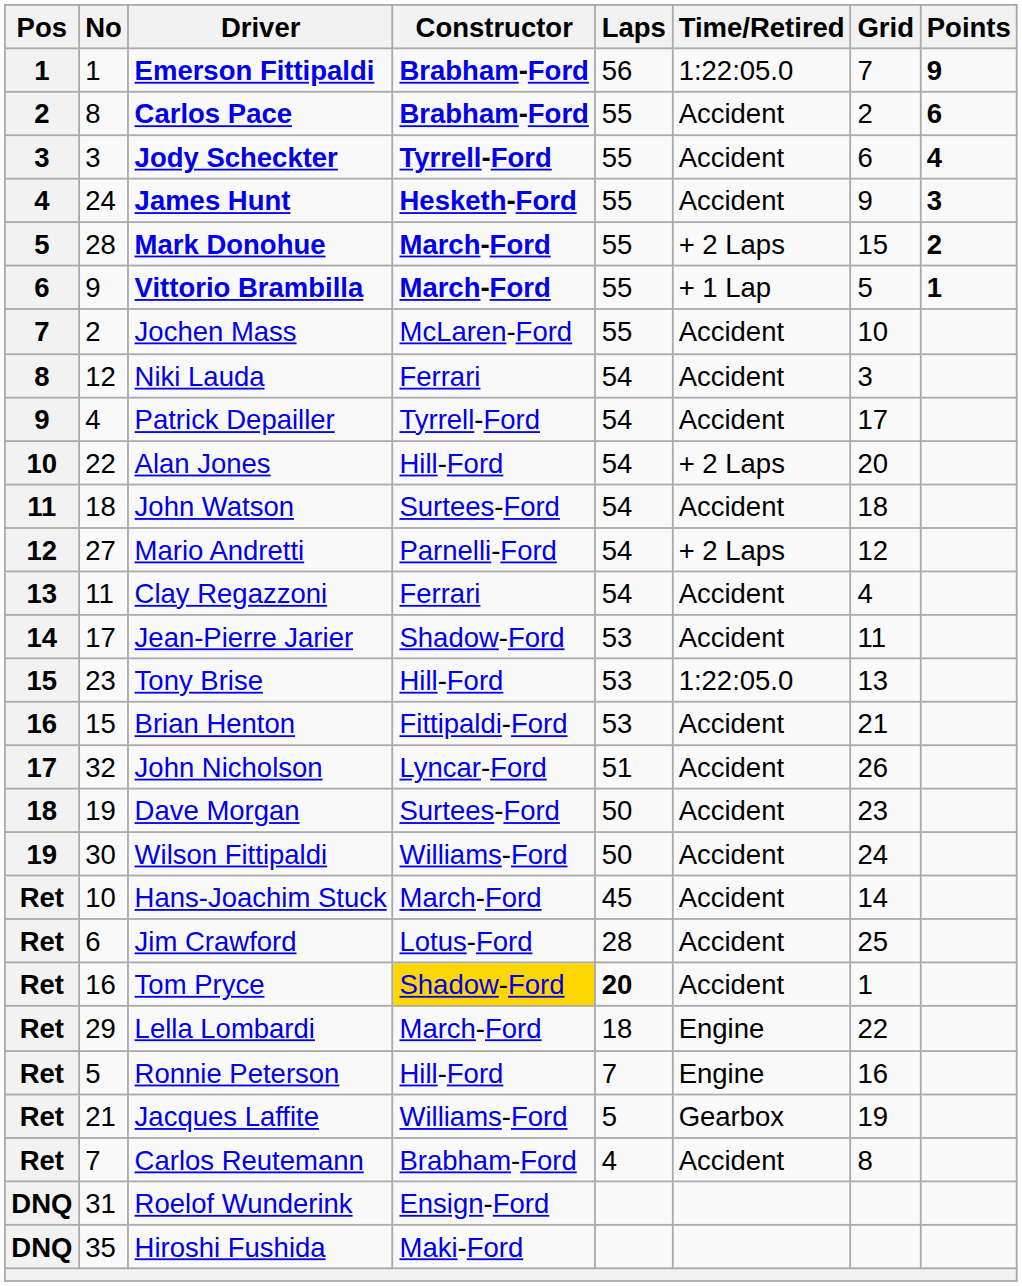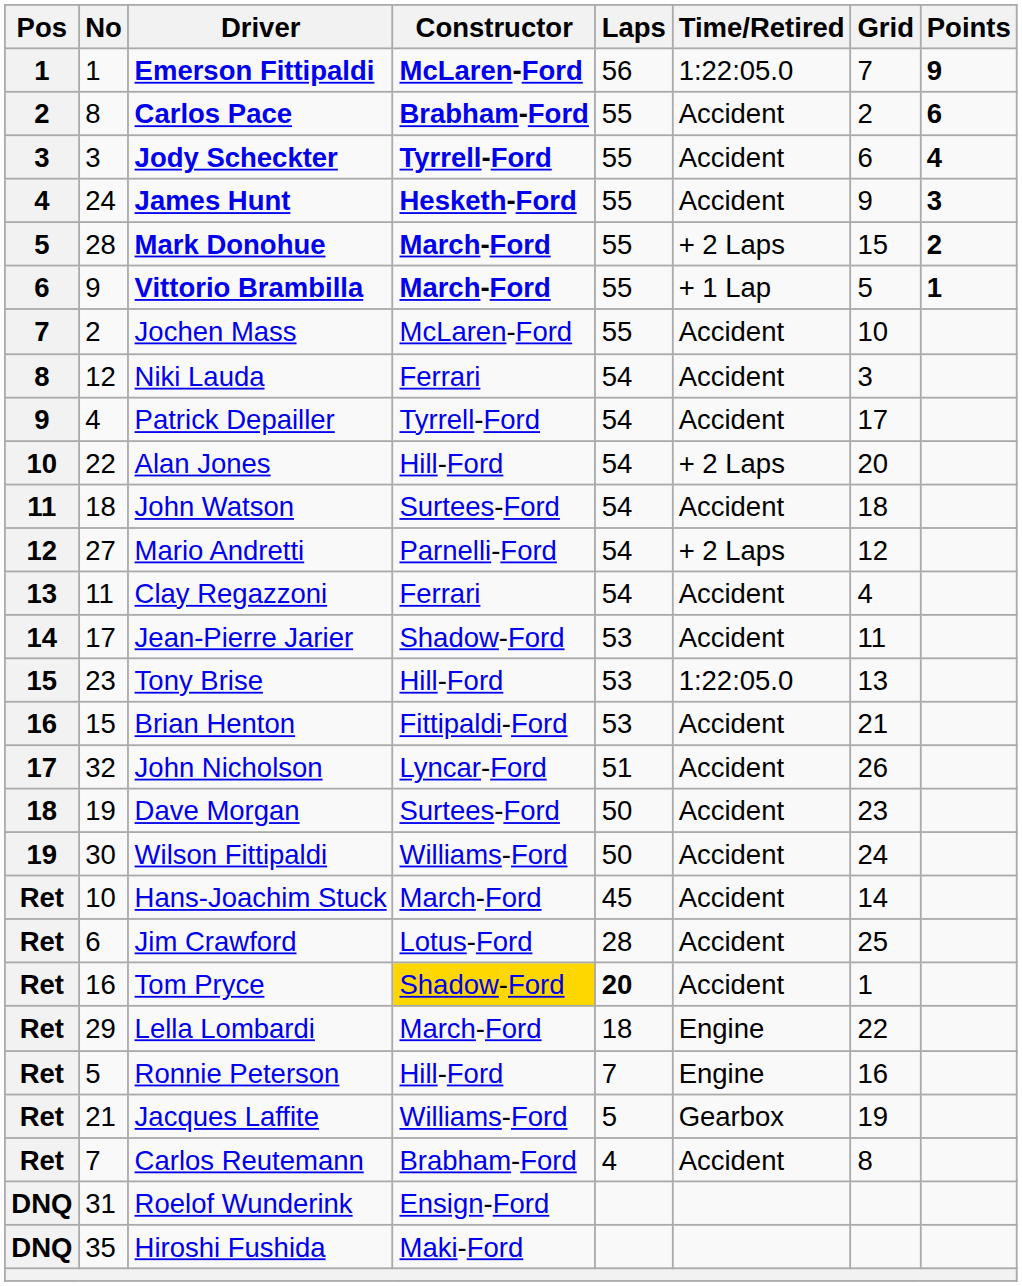(494, 70) Brabham-Ford -> (491, 70) McLaren-Ford
